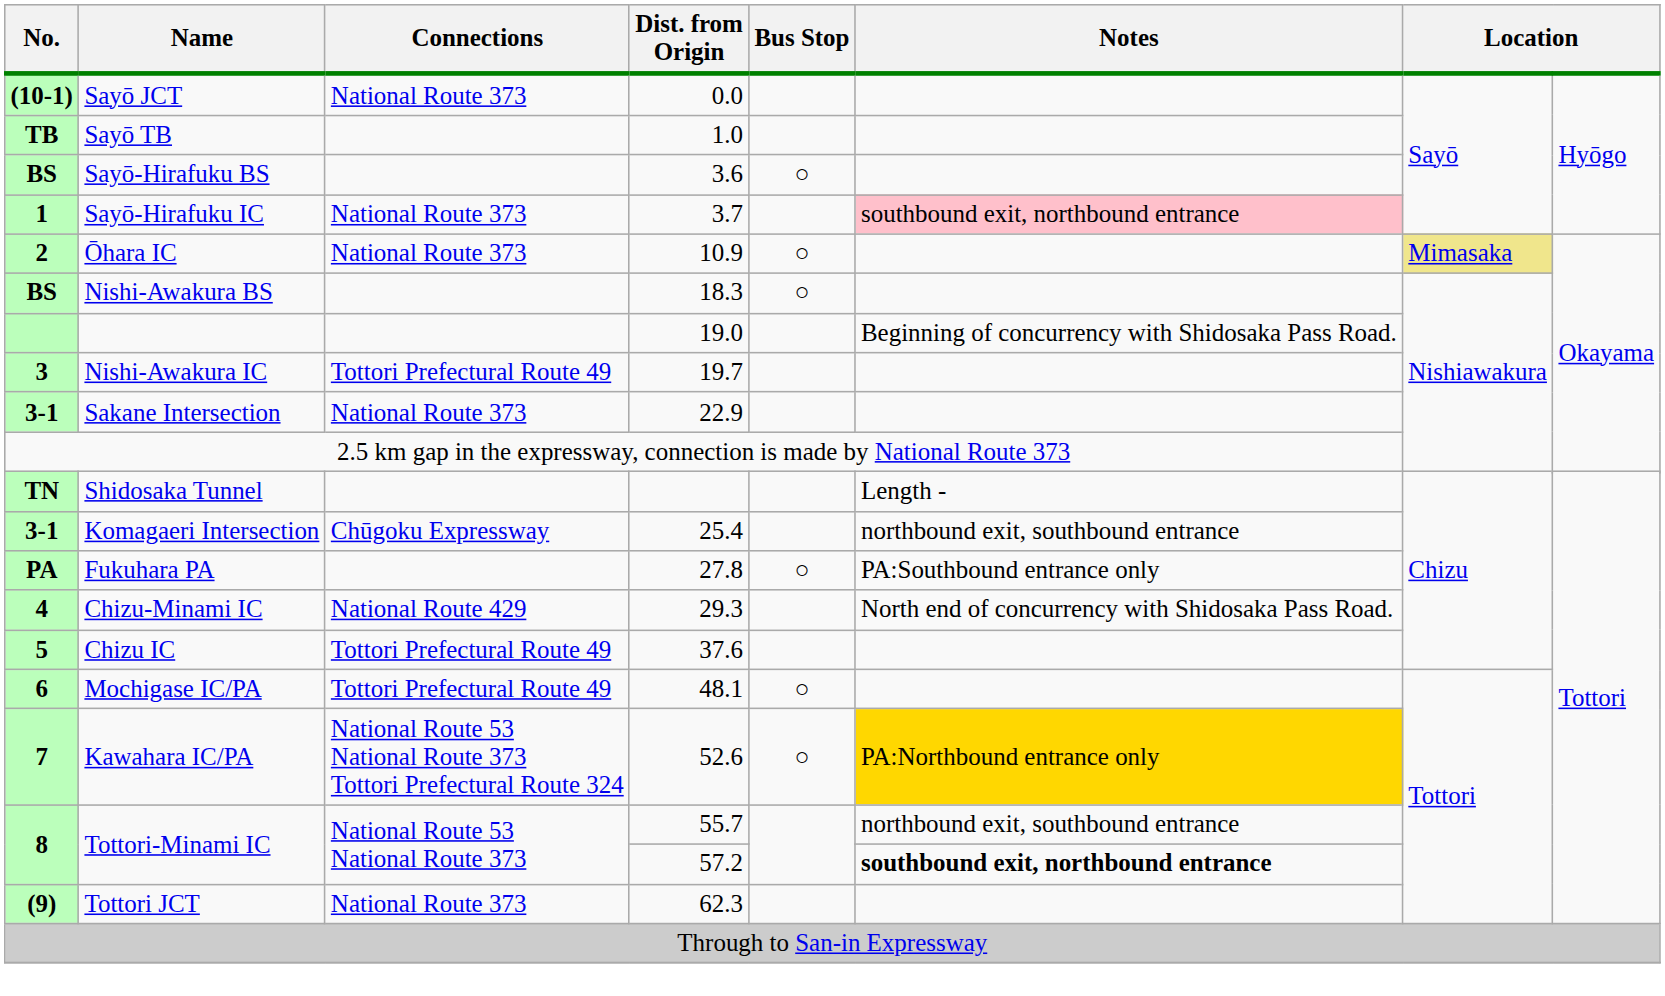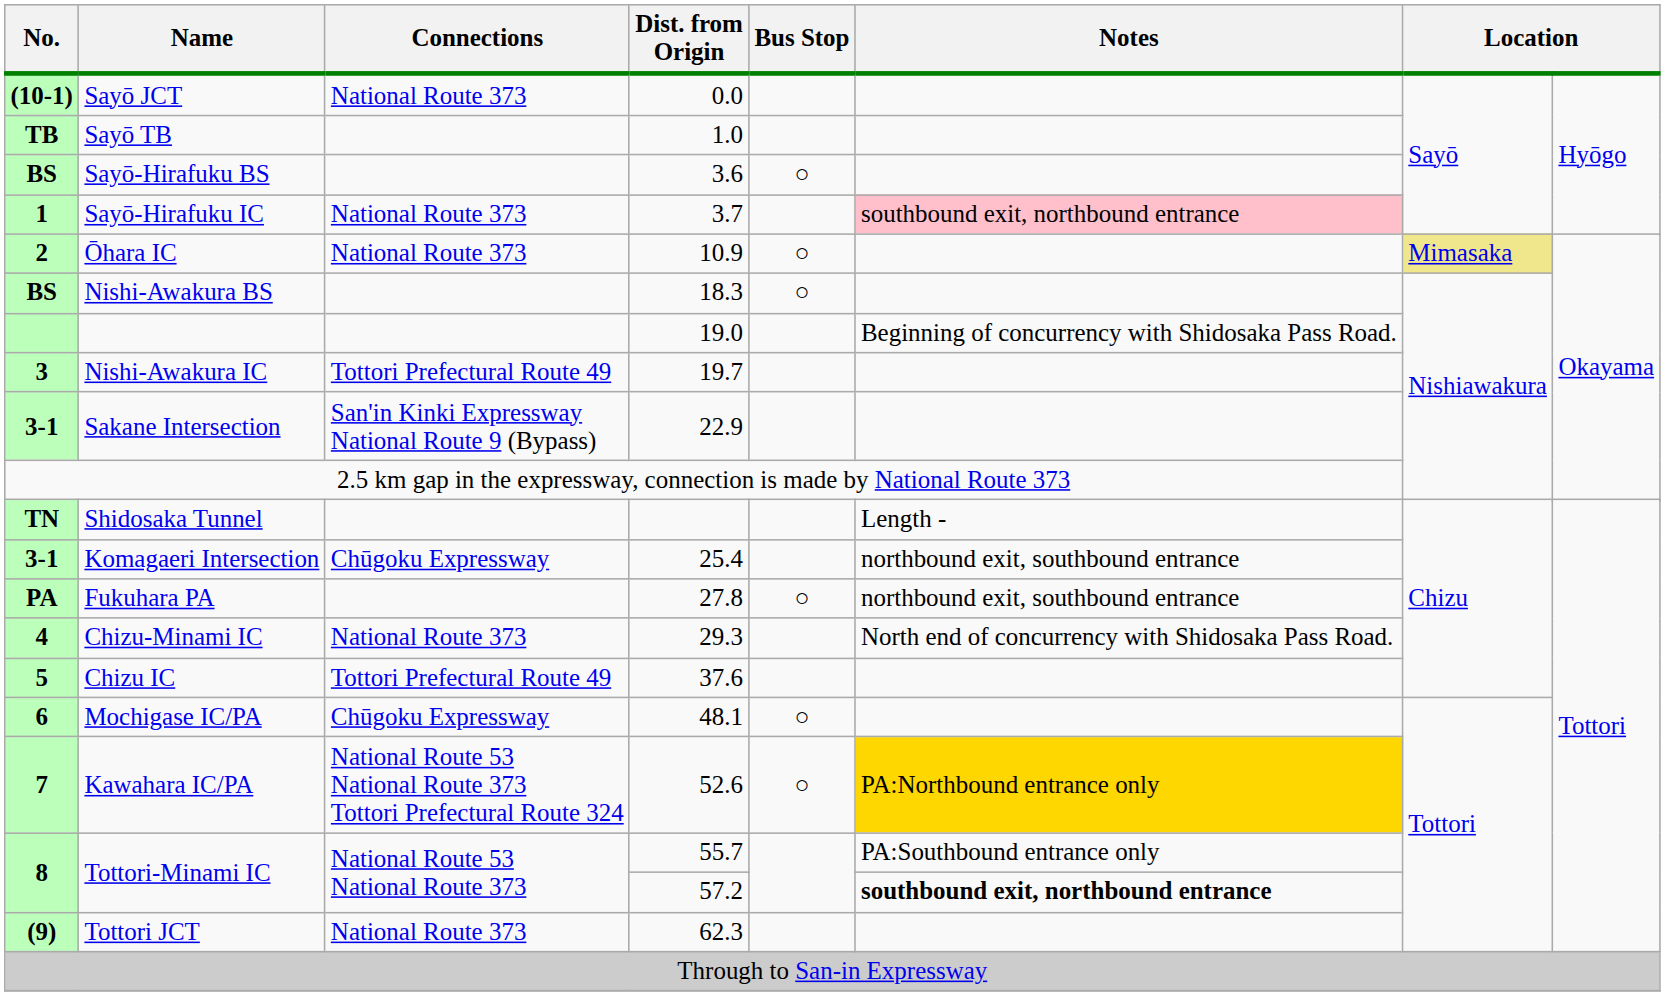(429, 411) National Route 373 -> (464, 425) San'in Kinki Expressway National Route 9 (Bypass)
(1010, 570) PA:Southbound entrance only -> (1050, 598) northbound exit, southbound entrance
(429, 609) National Route 429 -> (429, 637) National Route 373
(471, 688) Tottori Prefectural Route 49 -> (440, 716) Chūgoku Expressway
(1050, 824) northbound exit, southbound entrance -> (1010, 852) PA:Southbound entrance only
